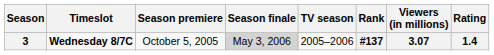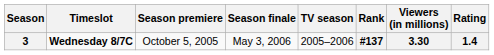(262, 41) lightgrey background -> (262, 41) no background
(419, 41) 3.07 -> (419, 41) 3.30
